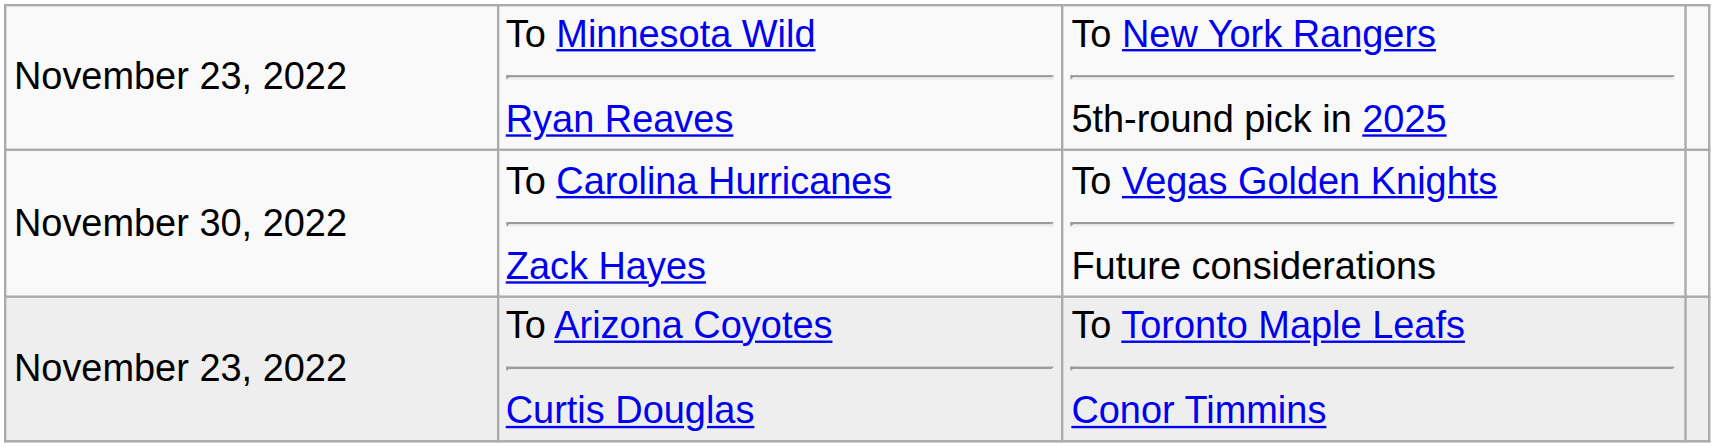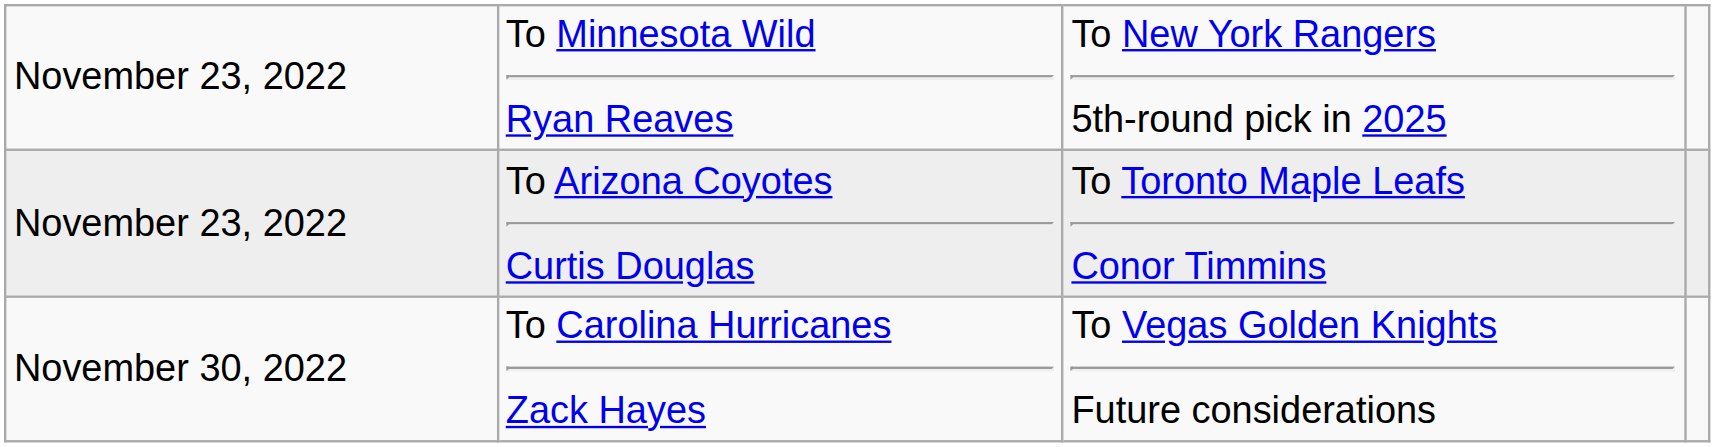rows swapped: (180, 368) <-> (180, 222)
